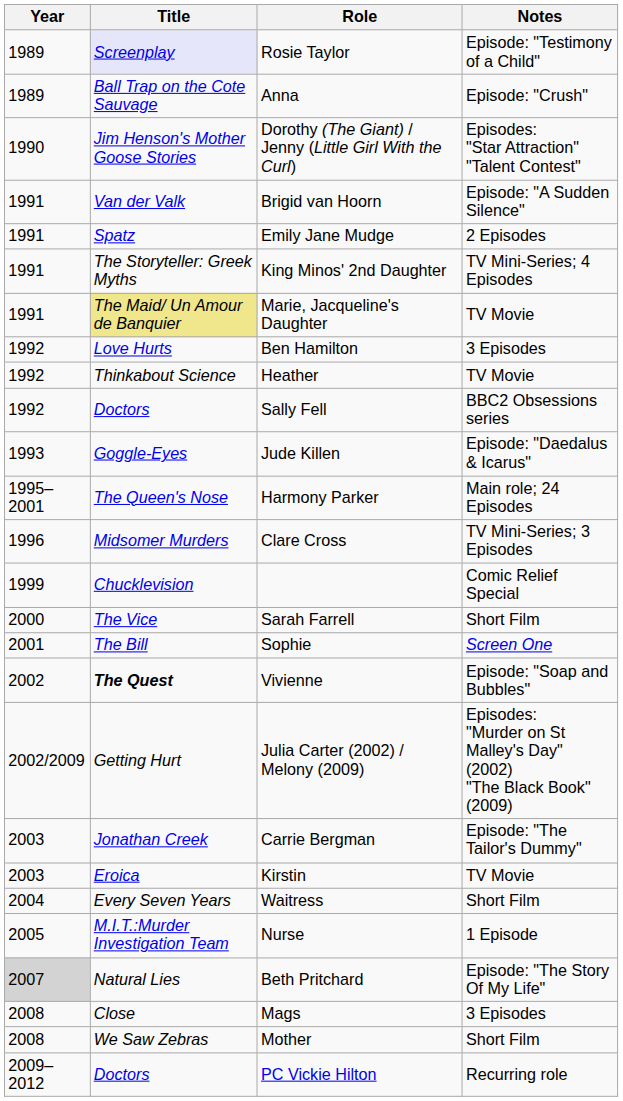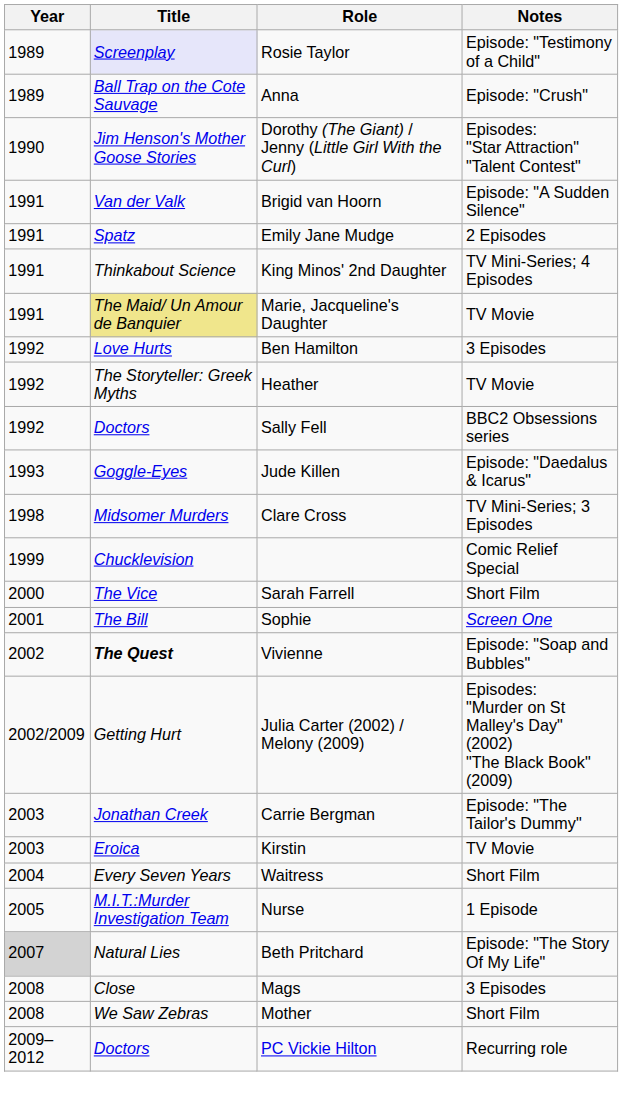(173, 271) The Storyteller: Greek Myths -> (165, 271) Thinkabout Science
(165, 375) Thinkabout Science -> (173, 384) The Storyteller: Greek Myths
- row: (320, 497)
(26, 541) 1996 -> (26, 515) 1998
